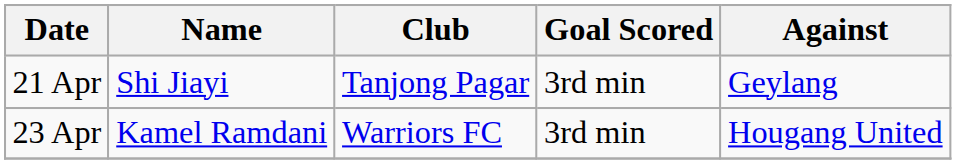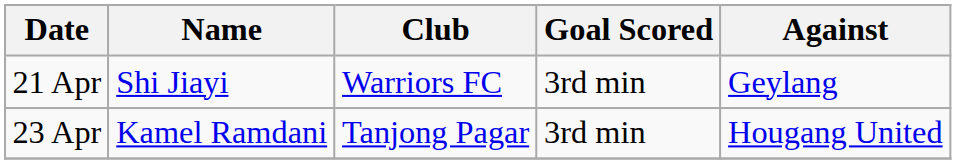(436, 81) Tanjong Pagar -> (422, 81) Warriors FC
(422, 132) Warriors FC -> (436, 132) Tanjong Pagar
